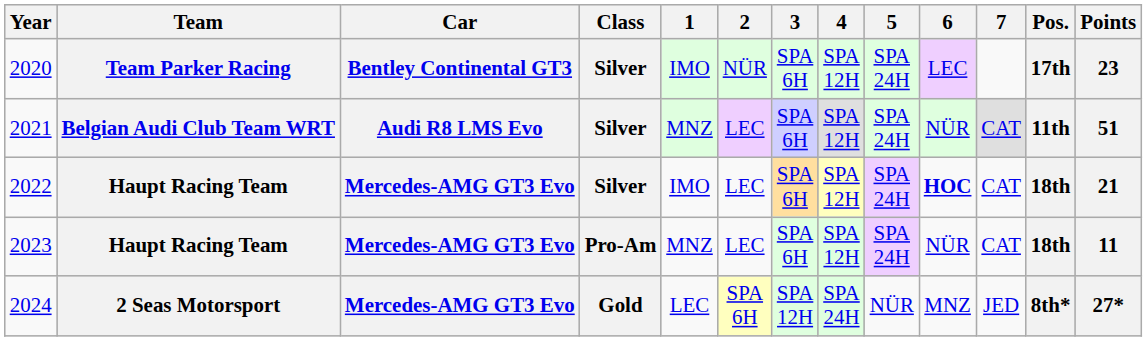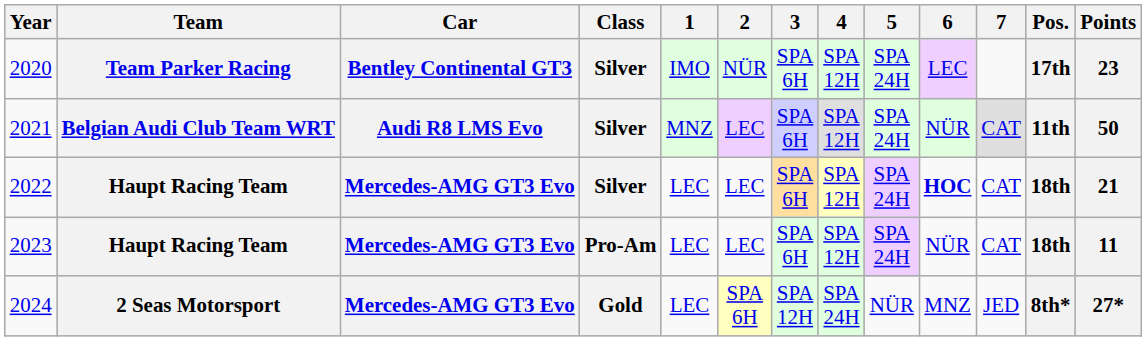(1108, 127) 51 -> (1108, 127) 50
(690, 186) IMO -> (690, 186) LEC
(690, 245) MNZ -> (690, 245) LEC
